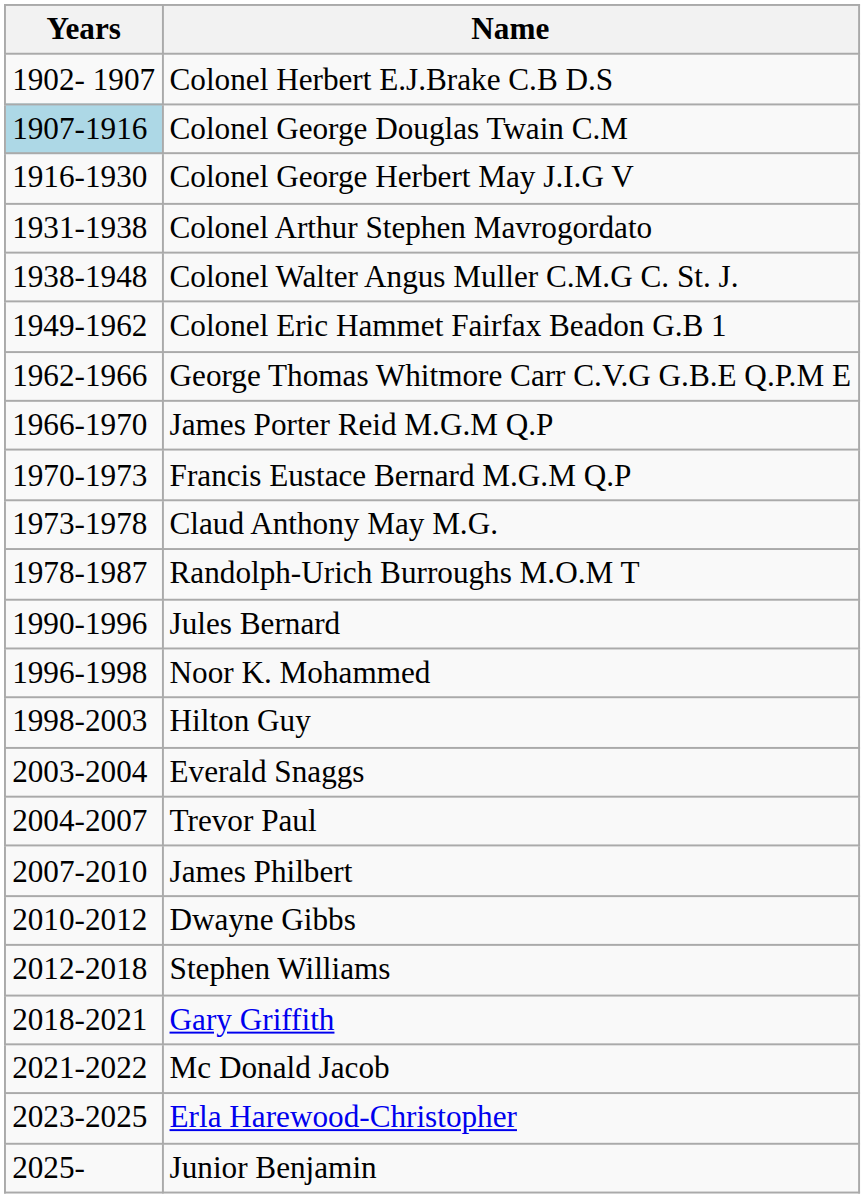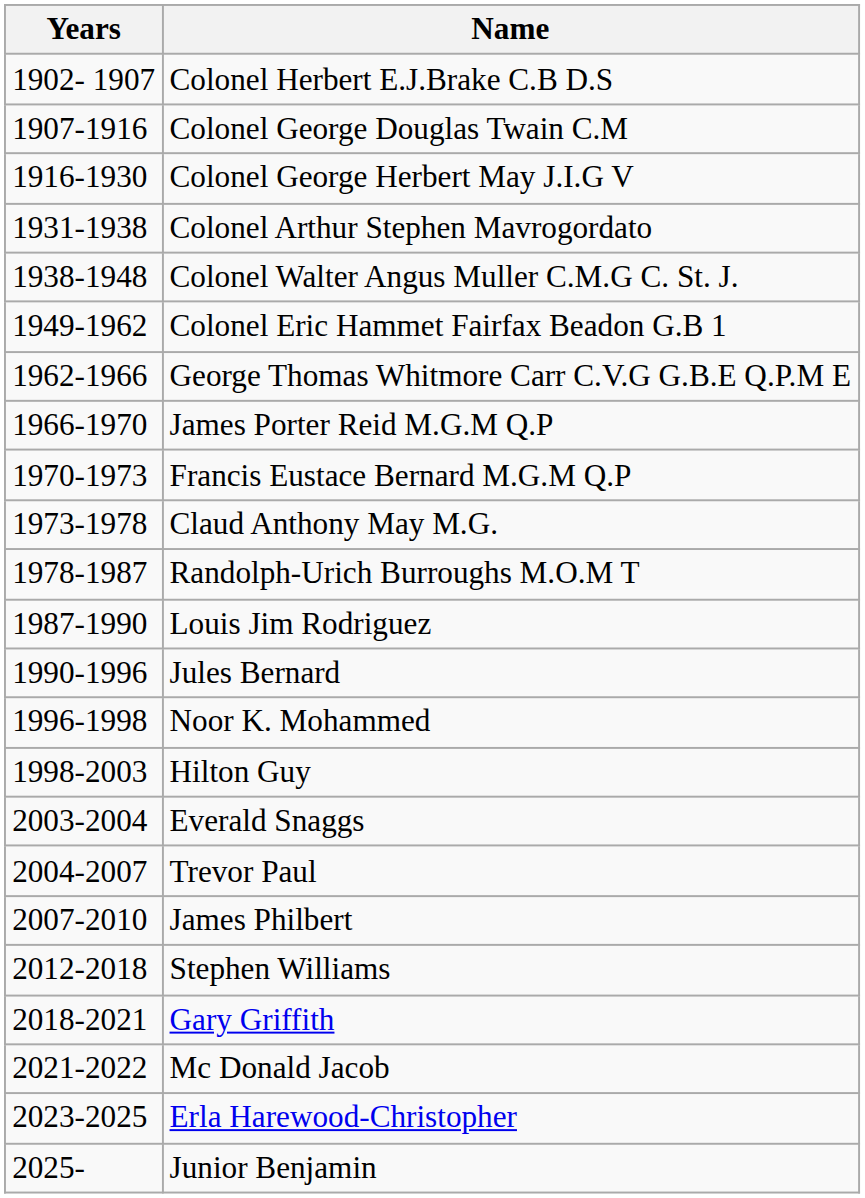(80, 128) lightblue background -> (80, 128) no background
+ row: (300, 623)
- row: (263, 919)
